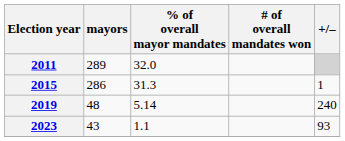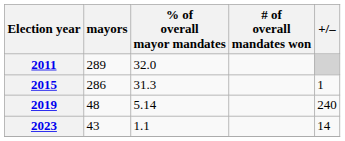(324, 126) 93 -> (324, 126) 14
